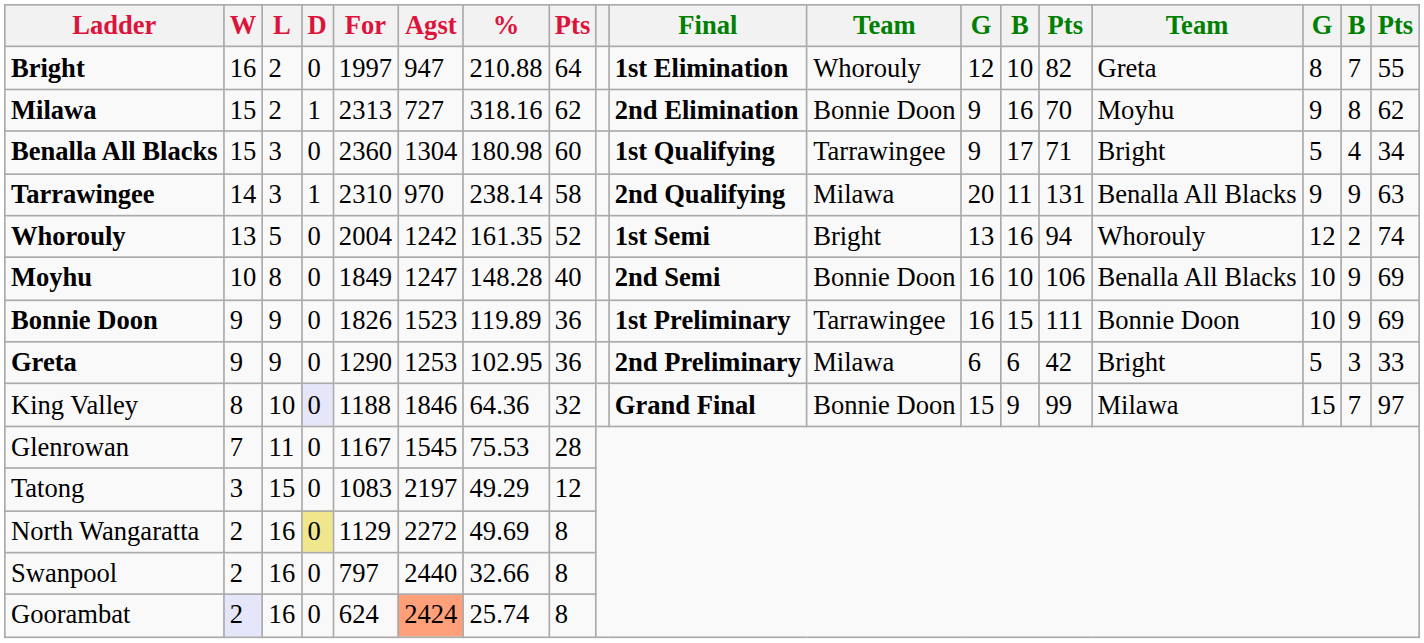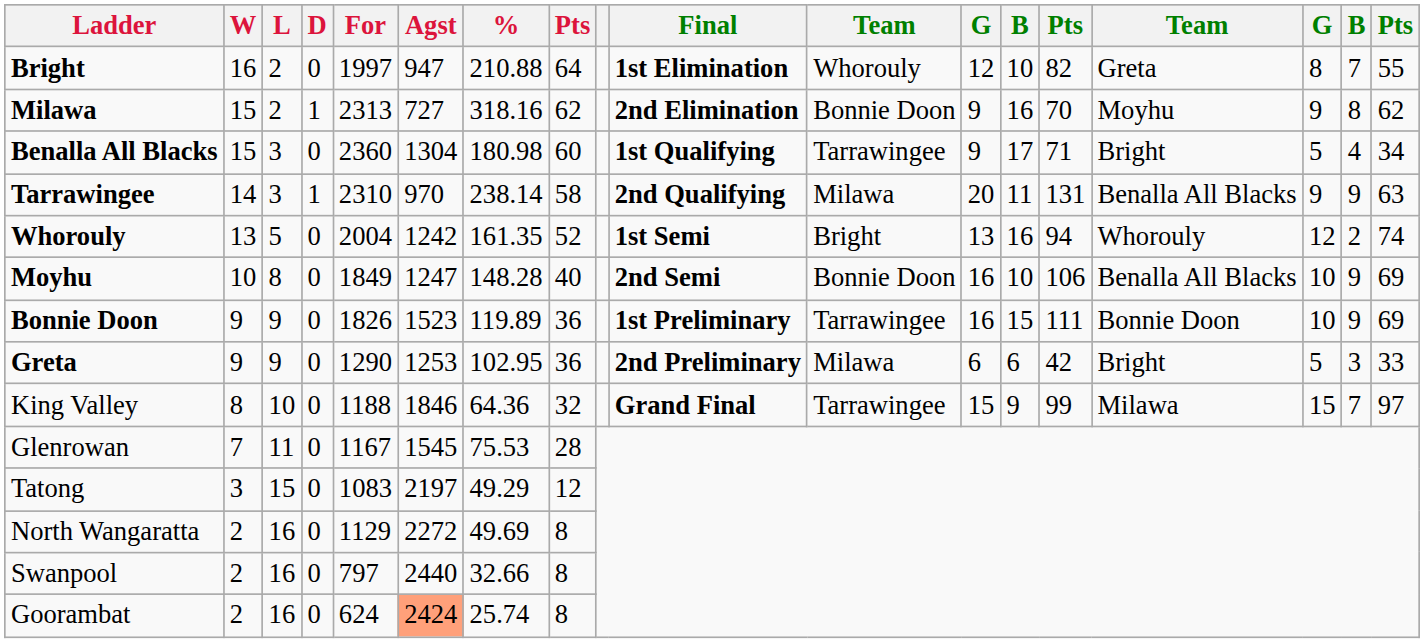(314, 404) lavender background -> (314, 404) no background
(884, 404) Bonnie Doon -> (879, 404) Tarrawingee
(314, 531) khaki background -> (314, 531) no background
(236, 615) lavender background -> (236, 615) no background
